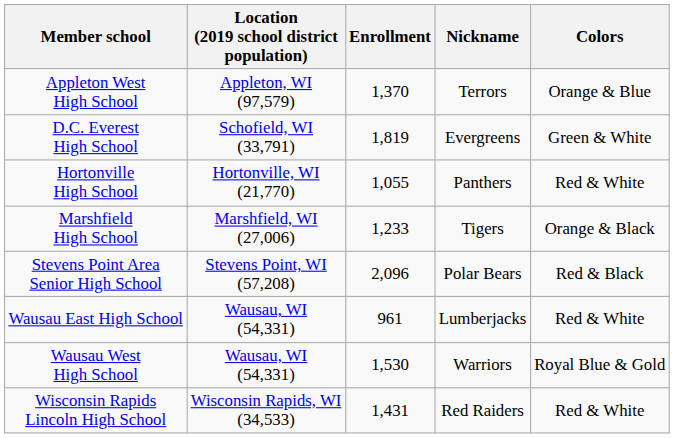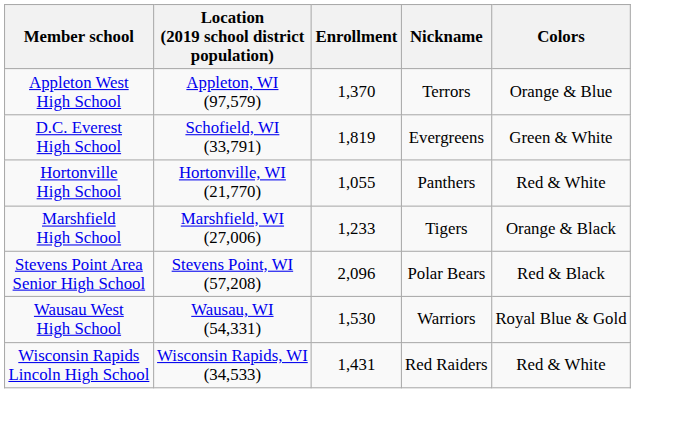- row: (96, 319)
